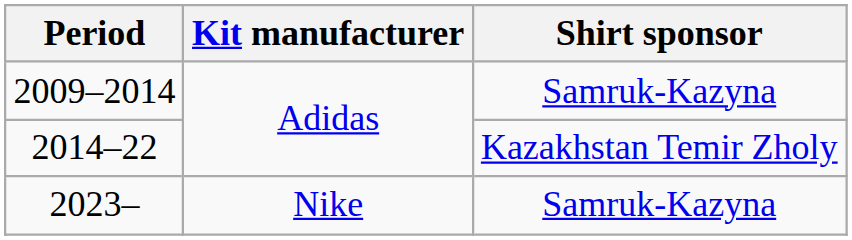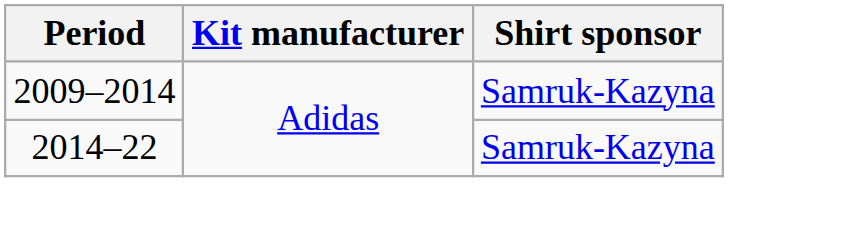(659, 147) Kazakhstan Temir Zholy -> (598, 147) Samruk-Kazyna
- row: (94, 204)
